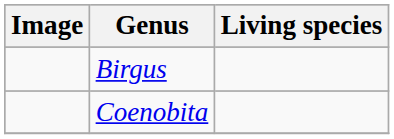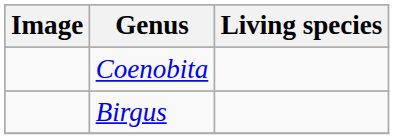rows swapped: (152, 111) <-> (131, 68)
